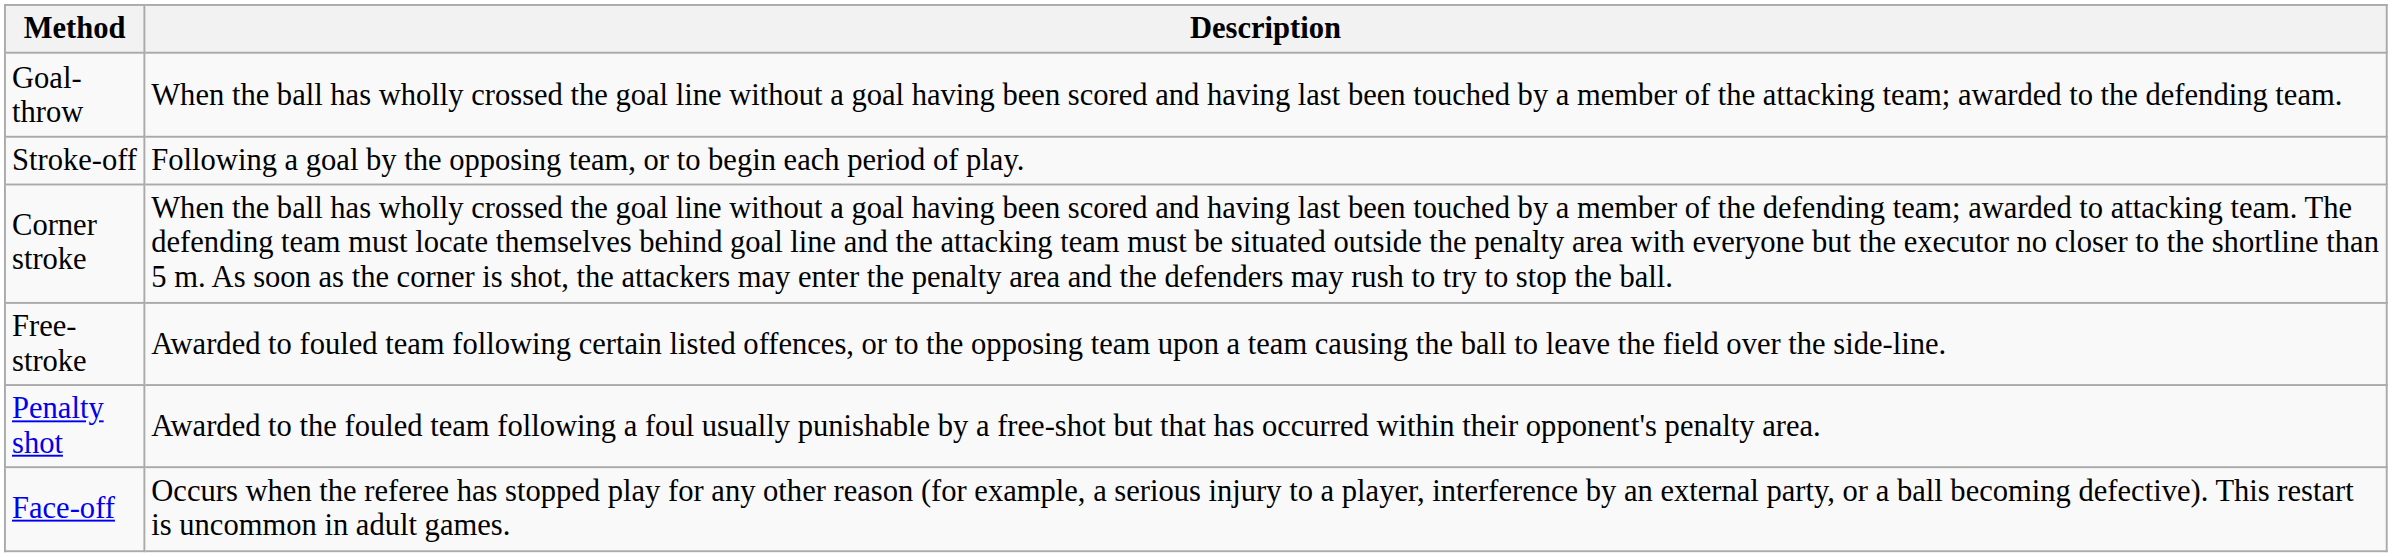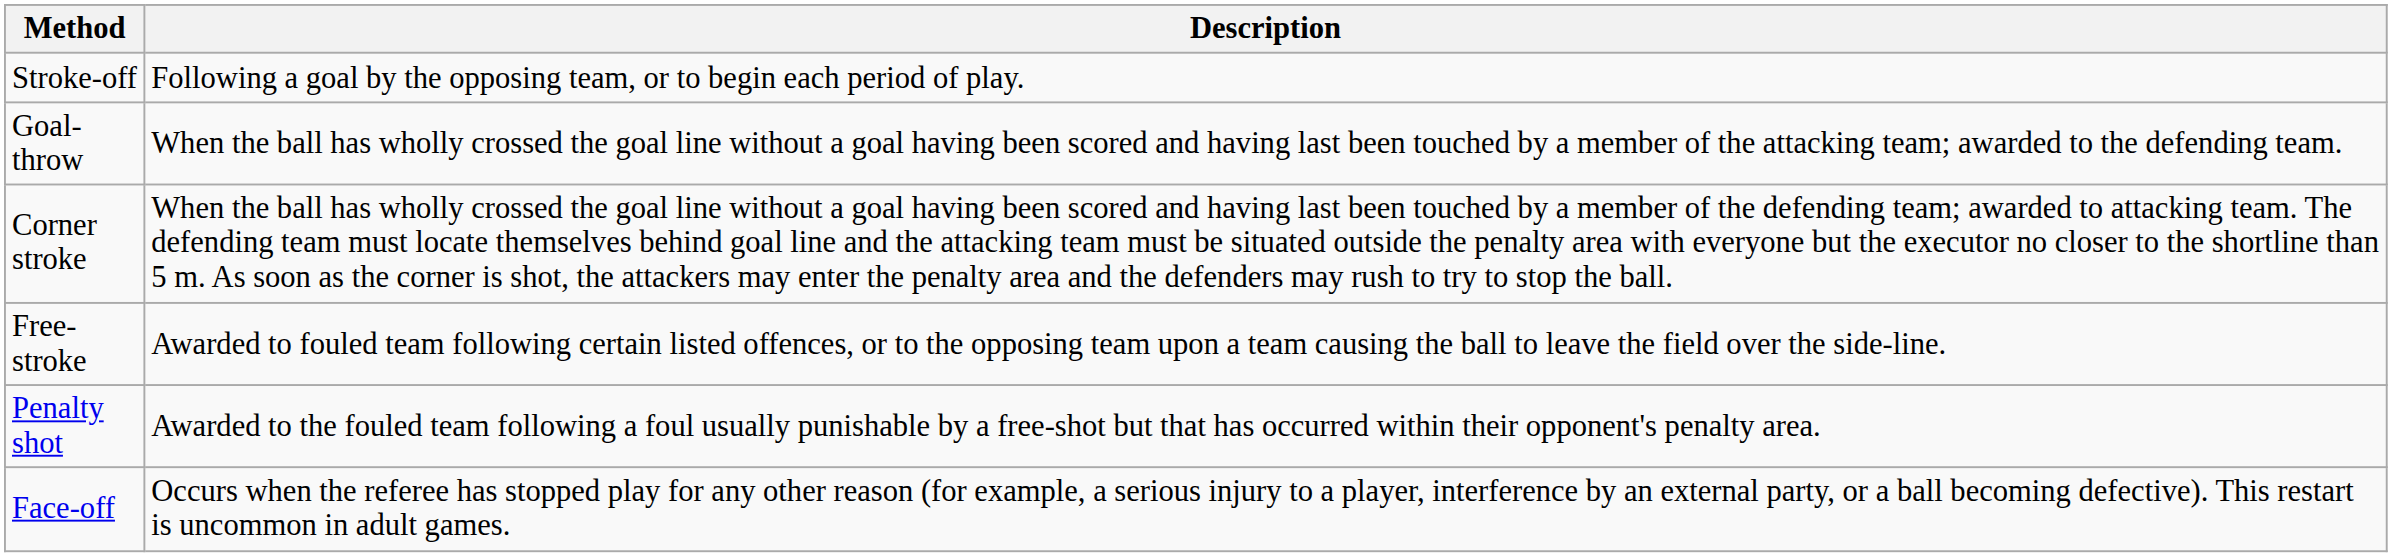rows swapped: (75, 160) <-> (48, 94)
